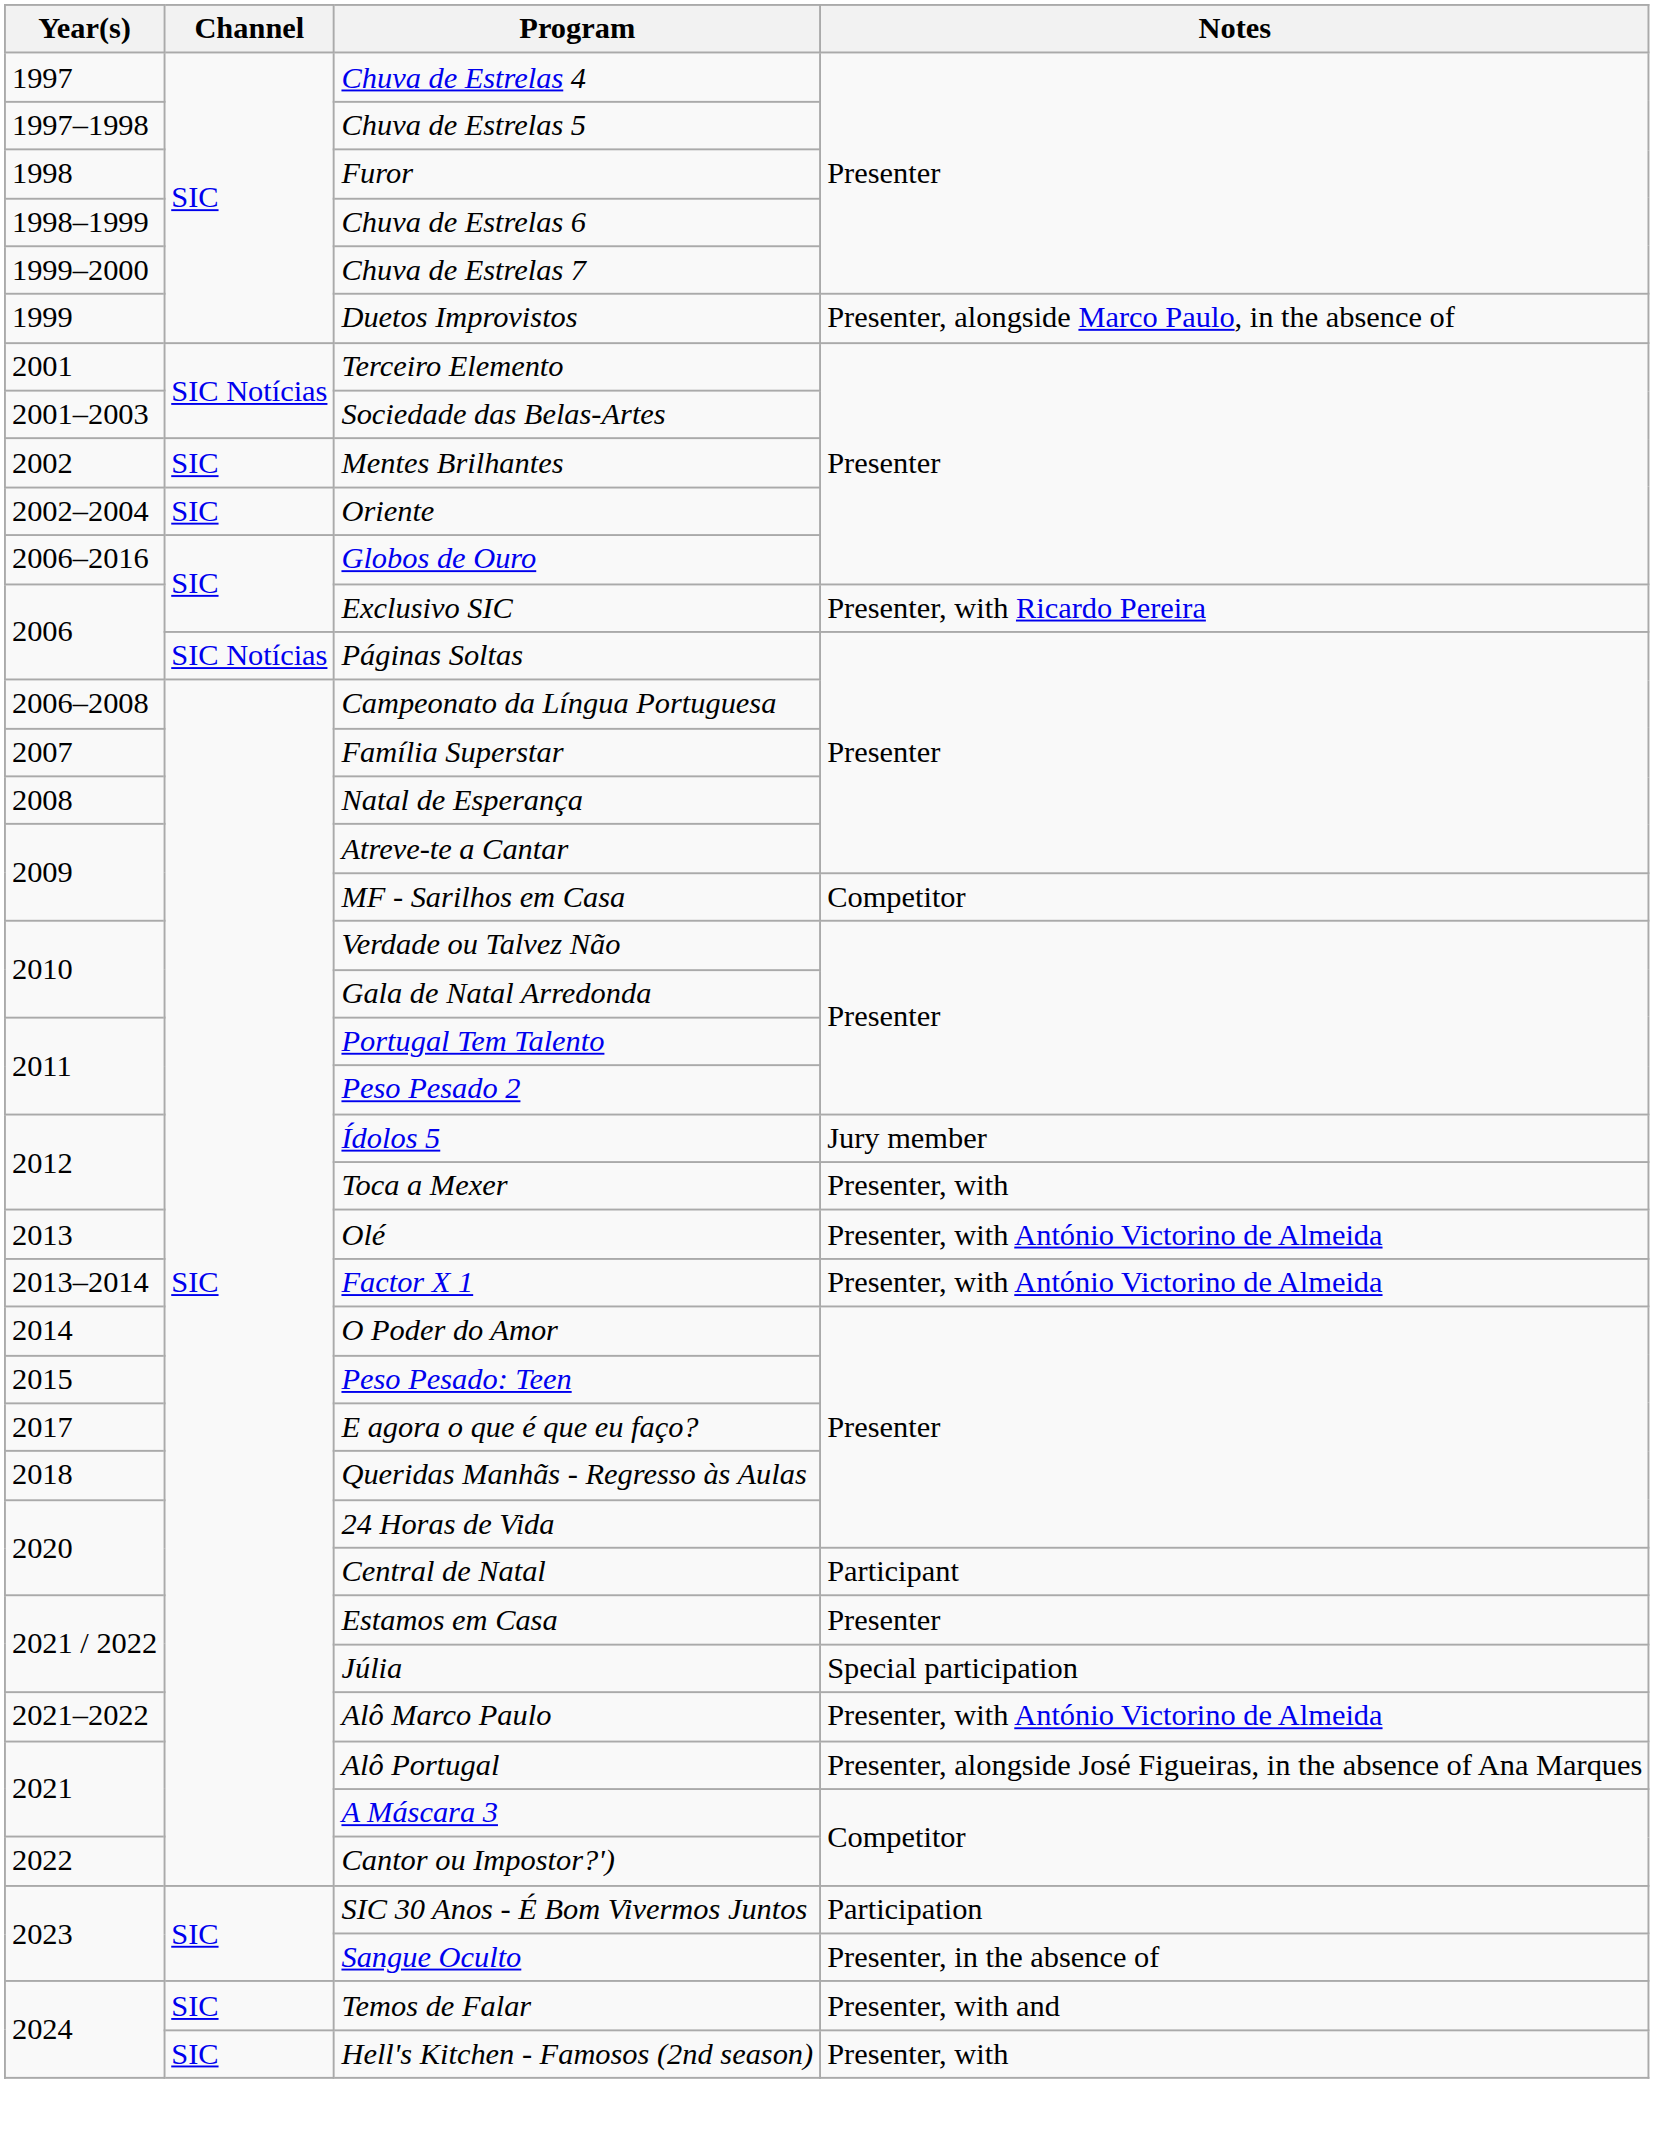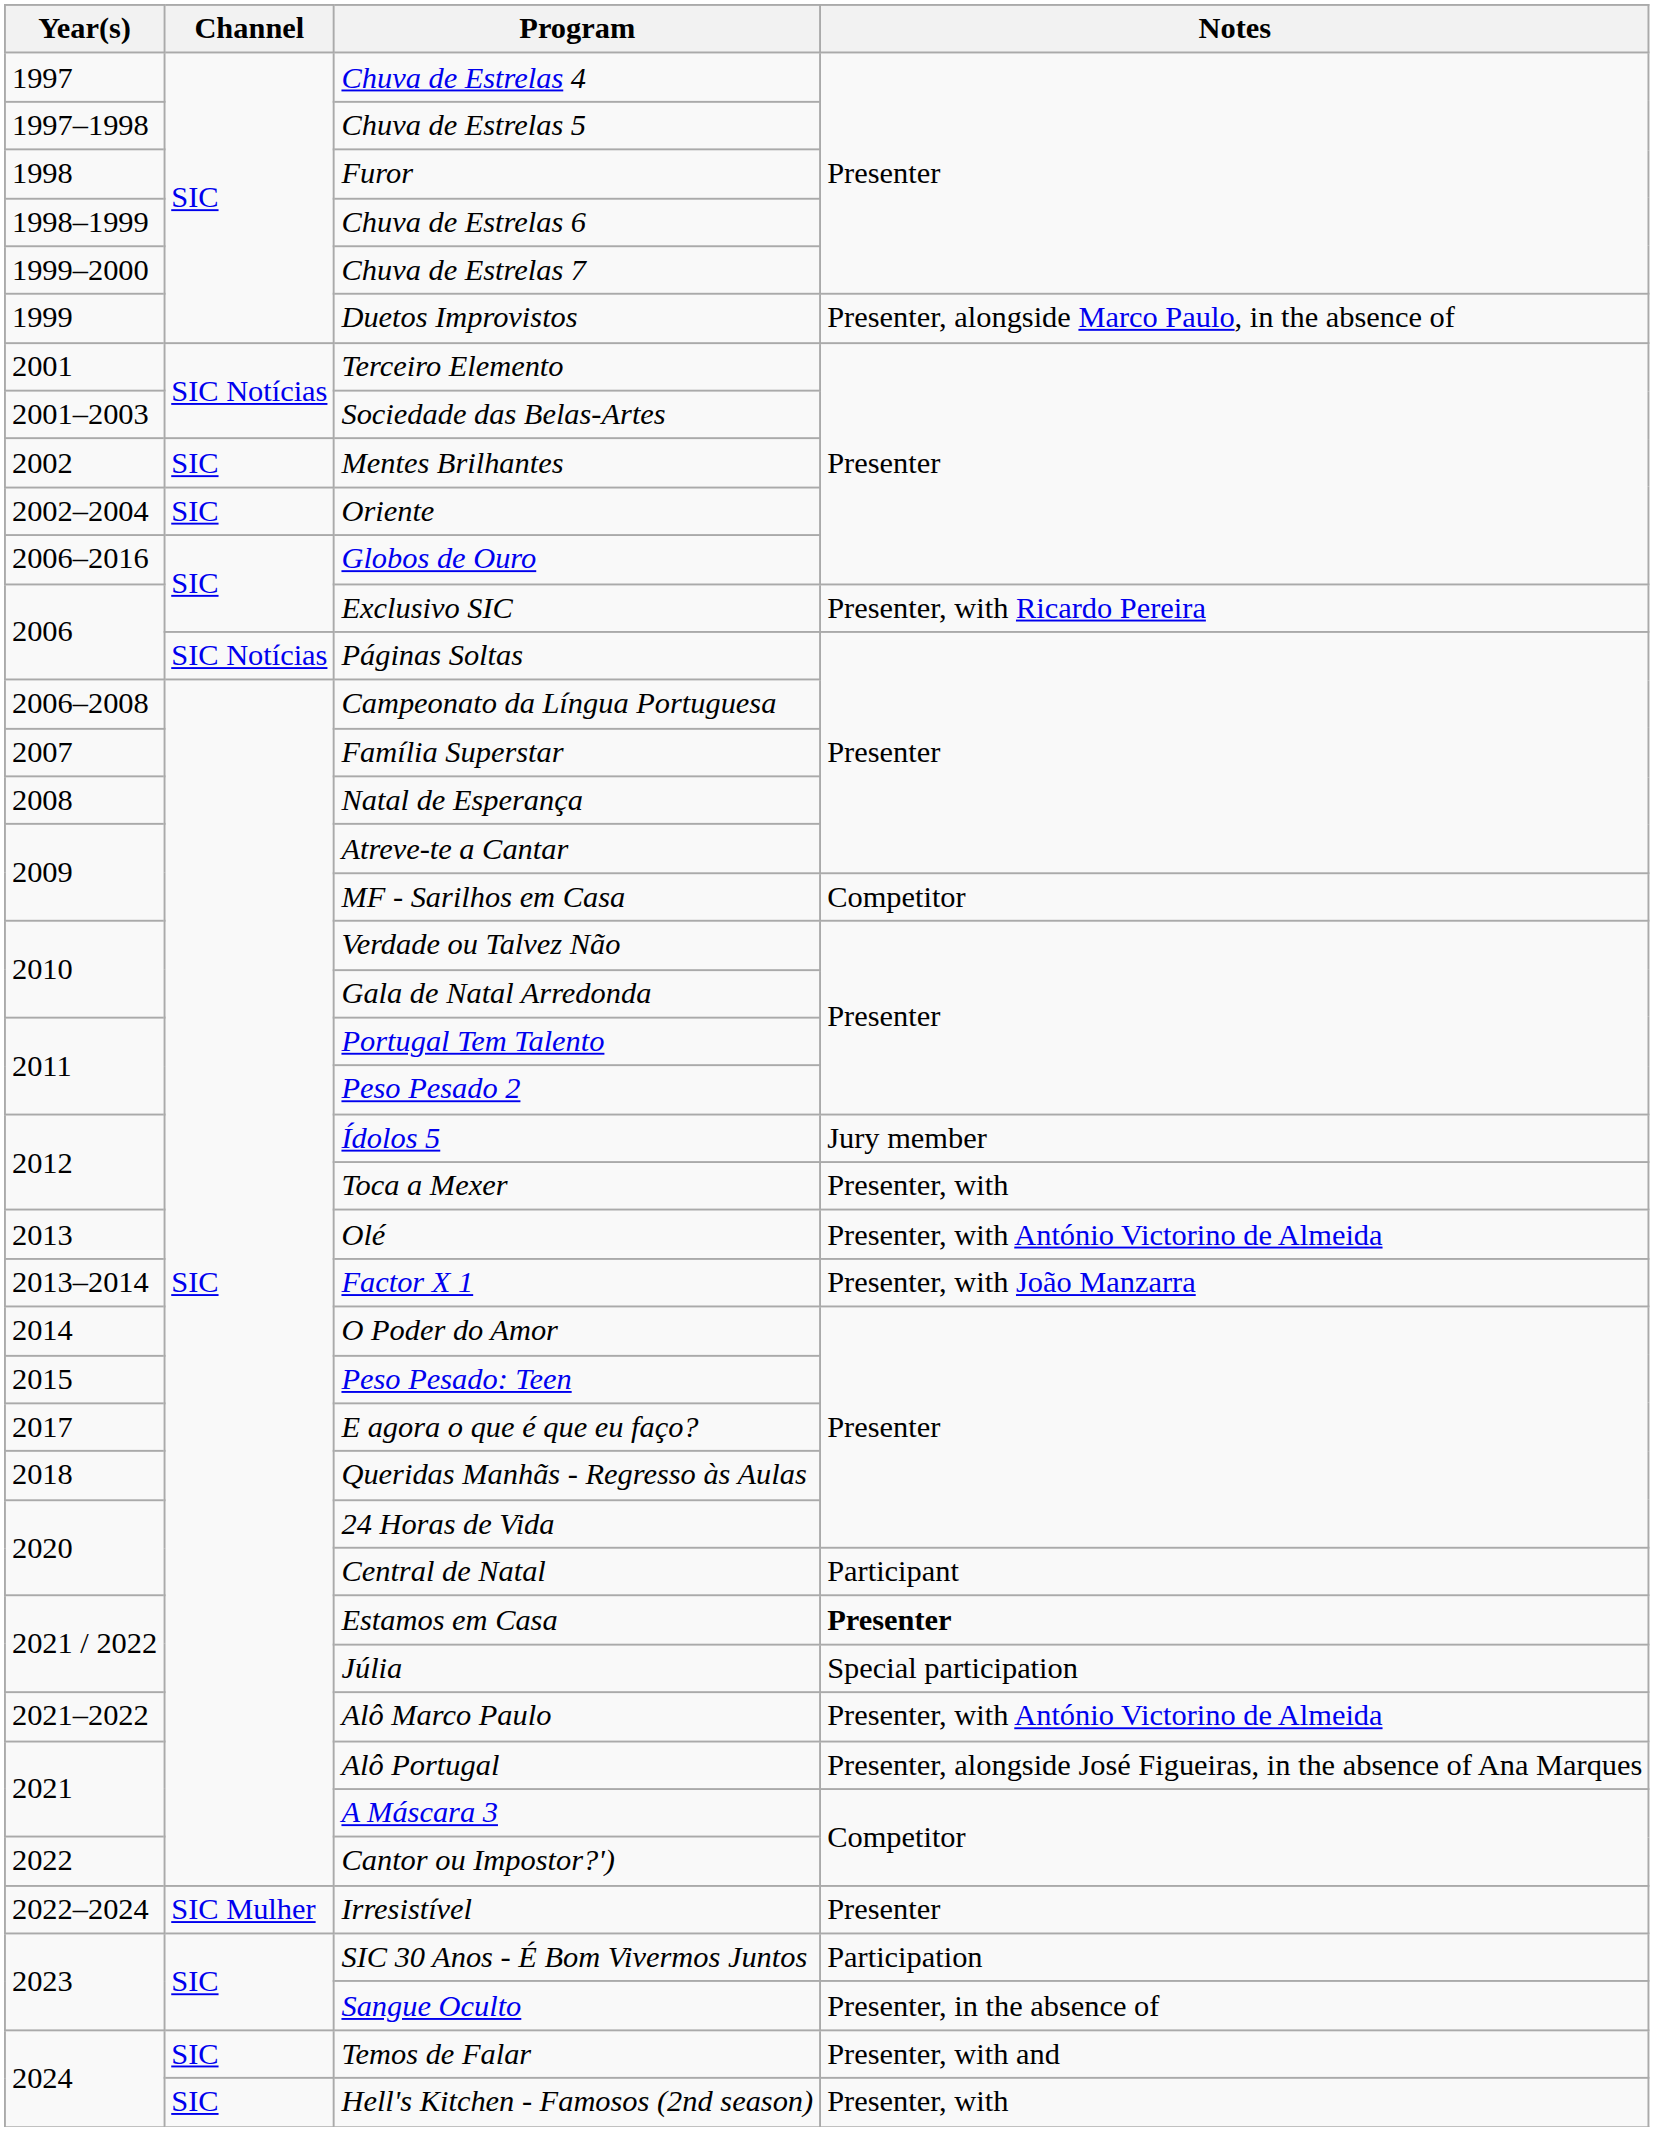(1105, 1282) Presenter, with António Victorino de Almeida -> (1011, 1282) Presenter, with João Manzarra
(884, 1619) normal -> (889, 1619) bold
+ row: (407, 1908)
